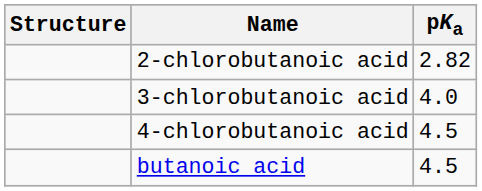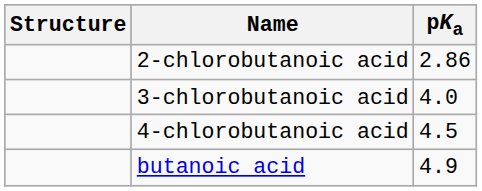(445, 62) 2.82 -> (445, 62) 2.86
(438, 167) 4.5 -> (438, 167) 4.9
